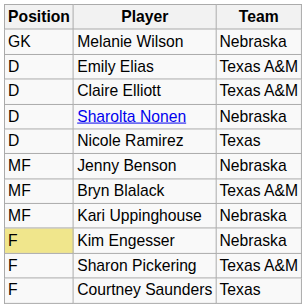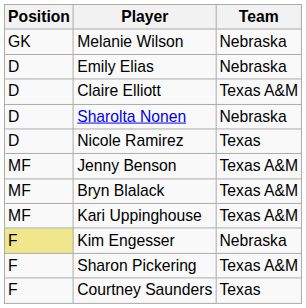(259, 66) Texas A&M -> (253, 66) Nebraska
(253, 166) Nebraska -> (259, 166) Texas A&M
(253, 215) Nebraska -> (259, 215) Texas A&M
